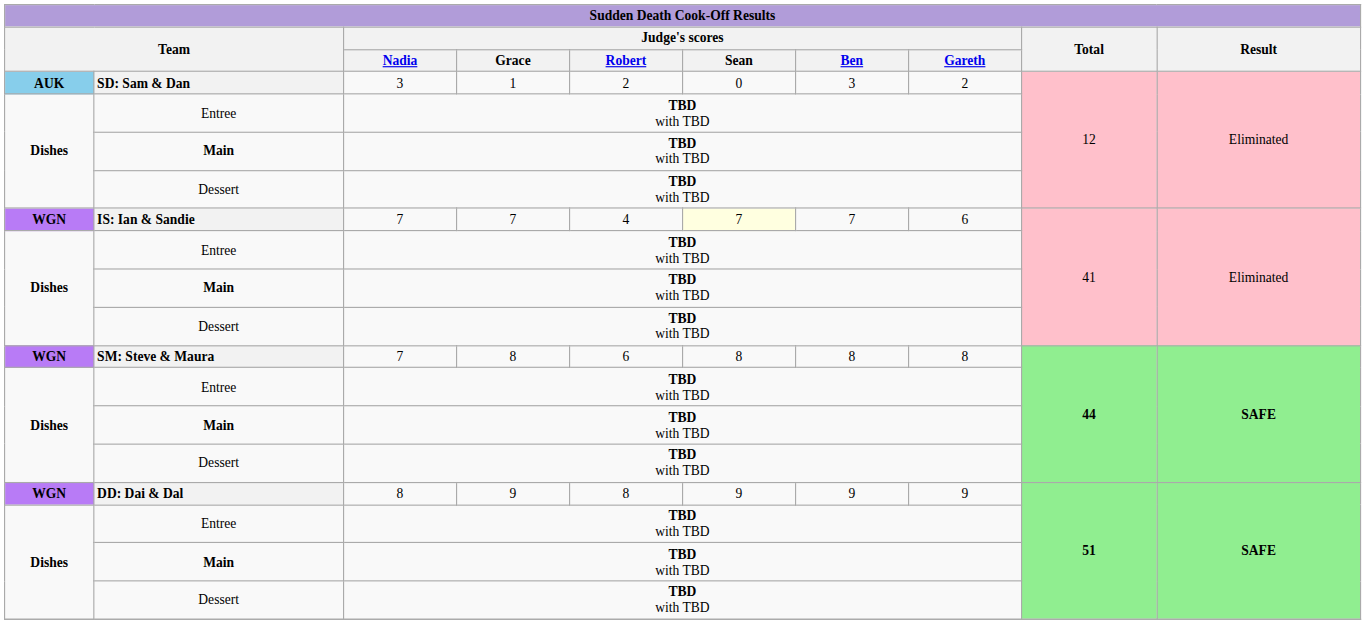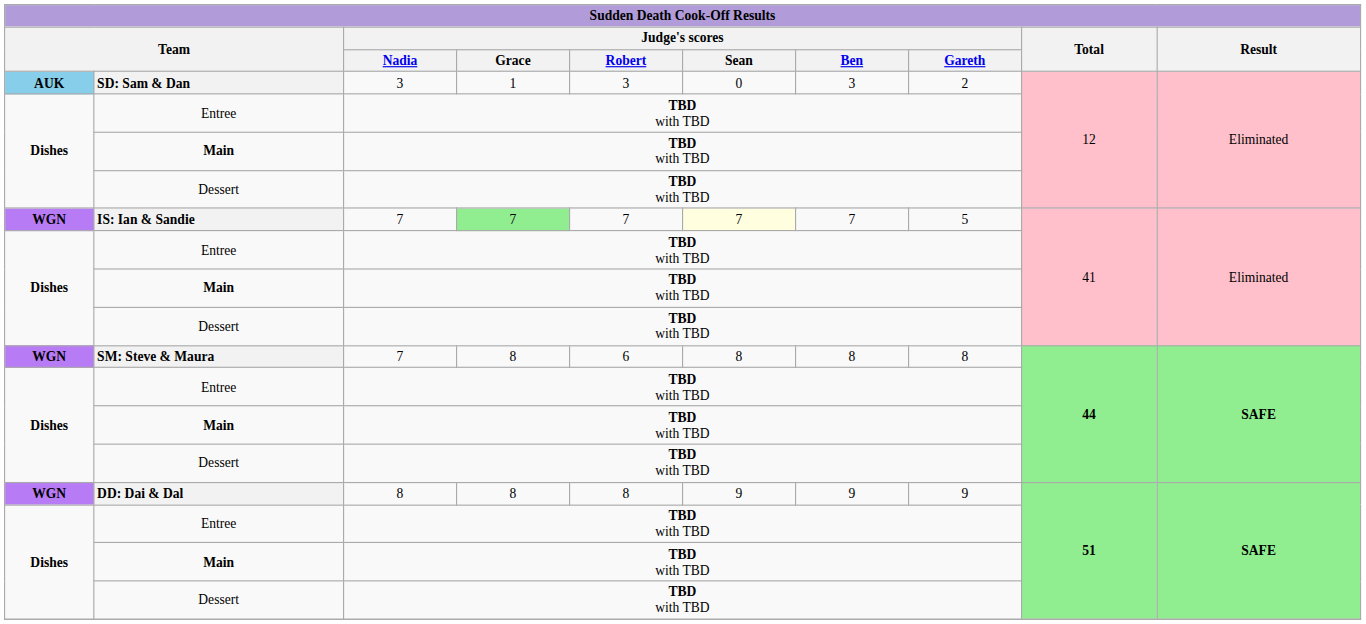(626, 83) 2 -> (626, 83) 3
(513, 220) no background -> (513, 220) lightgreen background
(626, 220) 4 -> (626, 220) 7
(965, 220) 6 -> (965, 220) 5
(513, 493) 9 -> (513, 493) 8
